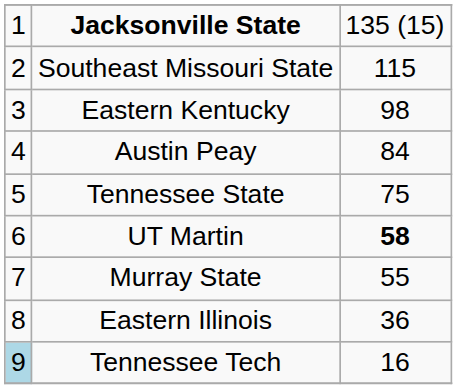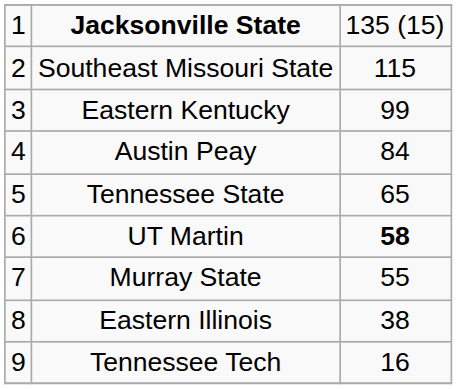(395, 109) 98 -> (395, 109) 99
(395, 194) 75 -> (395, 194) 65
(395, 320) 36 -> (395, 320) 38
(18, 362) lightblue background -> (18, 362) no background
